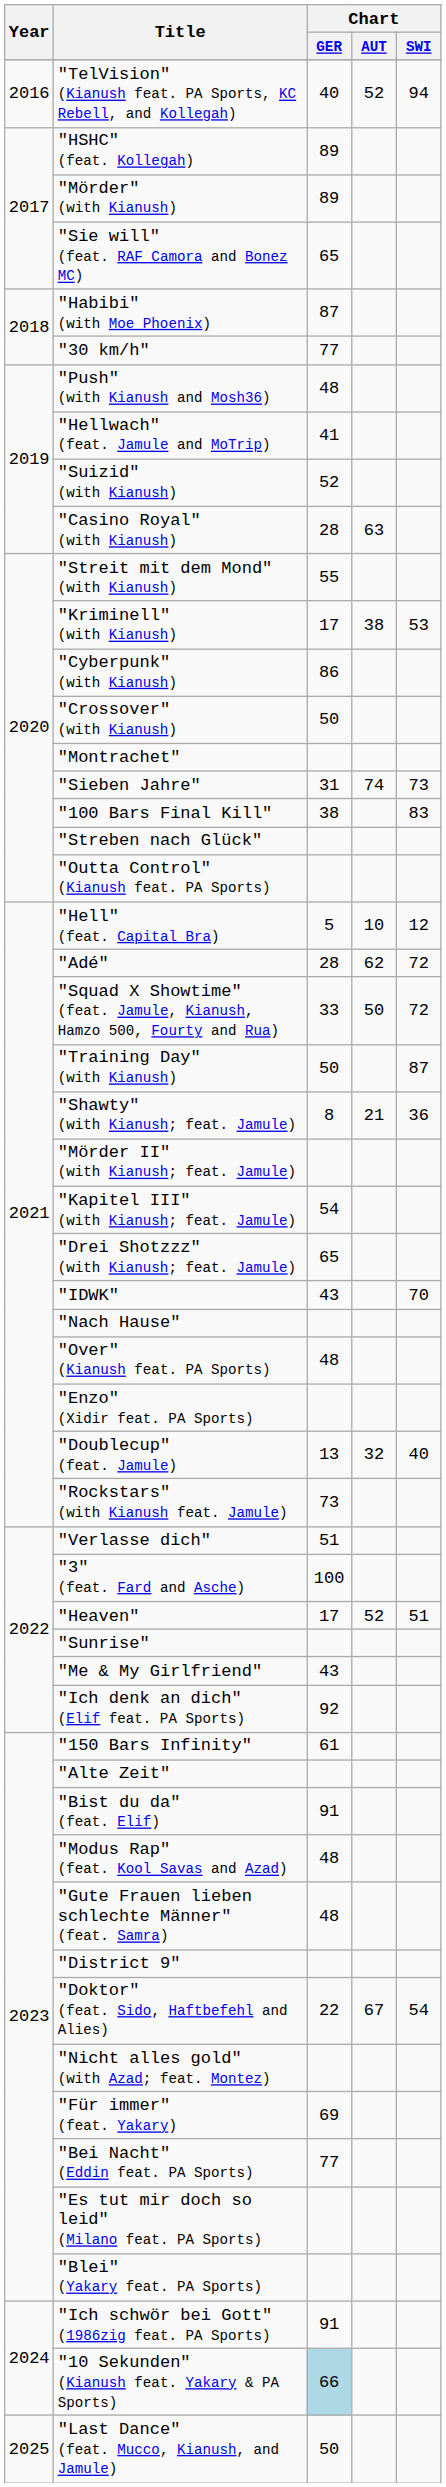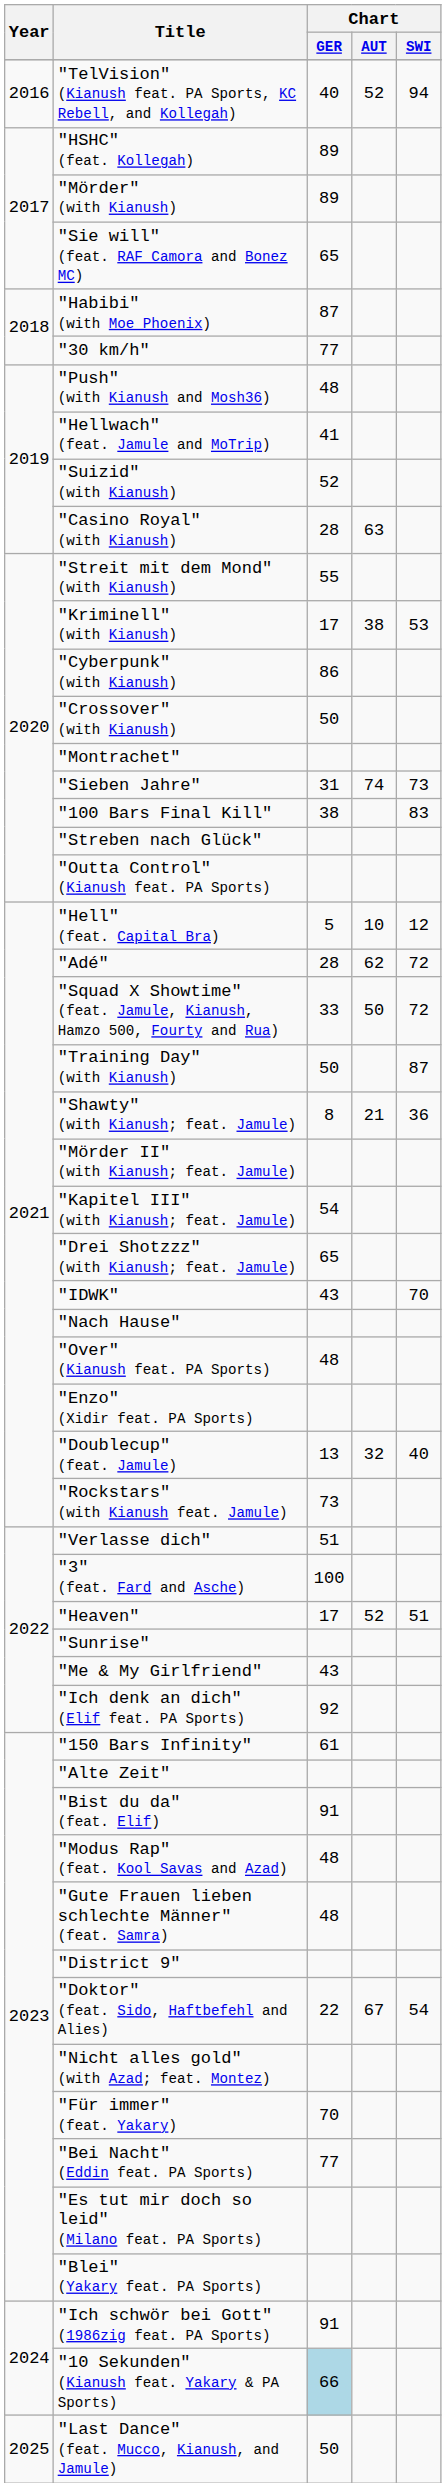(329, 2115) 69 -> (329, 2115) 70
